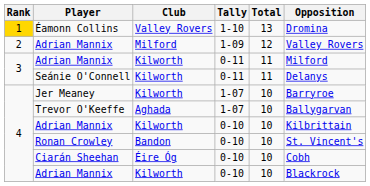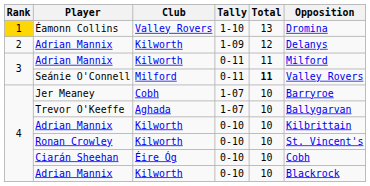(156, 45) Milford -> (159, 45) Kilworth
(325, 45) Valley Rovers -> (307, 45) Delanys
(159, 77) Kilworth -> (156, 77) Milford
(266, 77) normal -> (266, 77) bold
(307, 77) Delanys -> (325, 77) Valley Rovers
(159, 93) Kilworth -> (147, 93) Cobh
(153, 141) Bandon -> (159, 141) Kilworth
